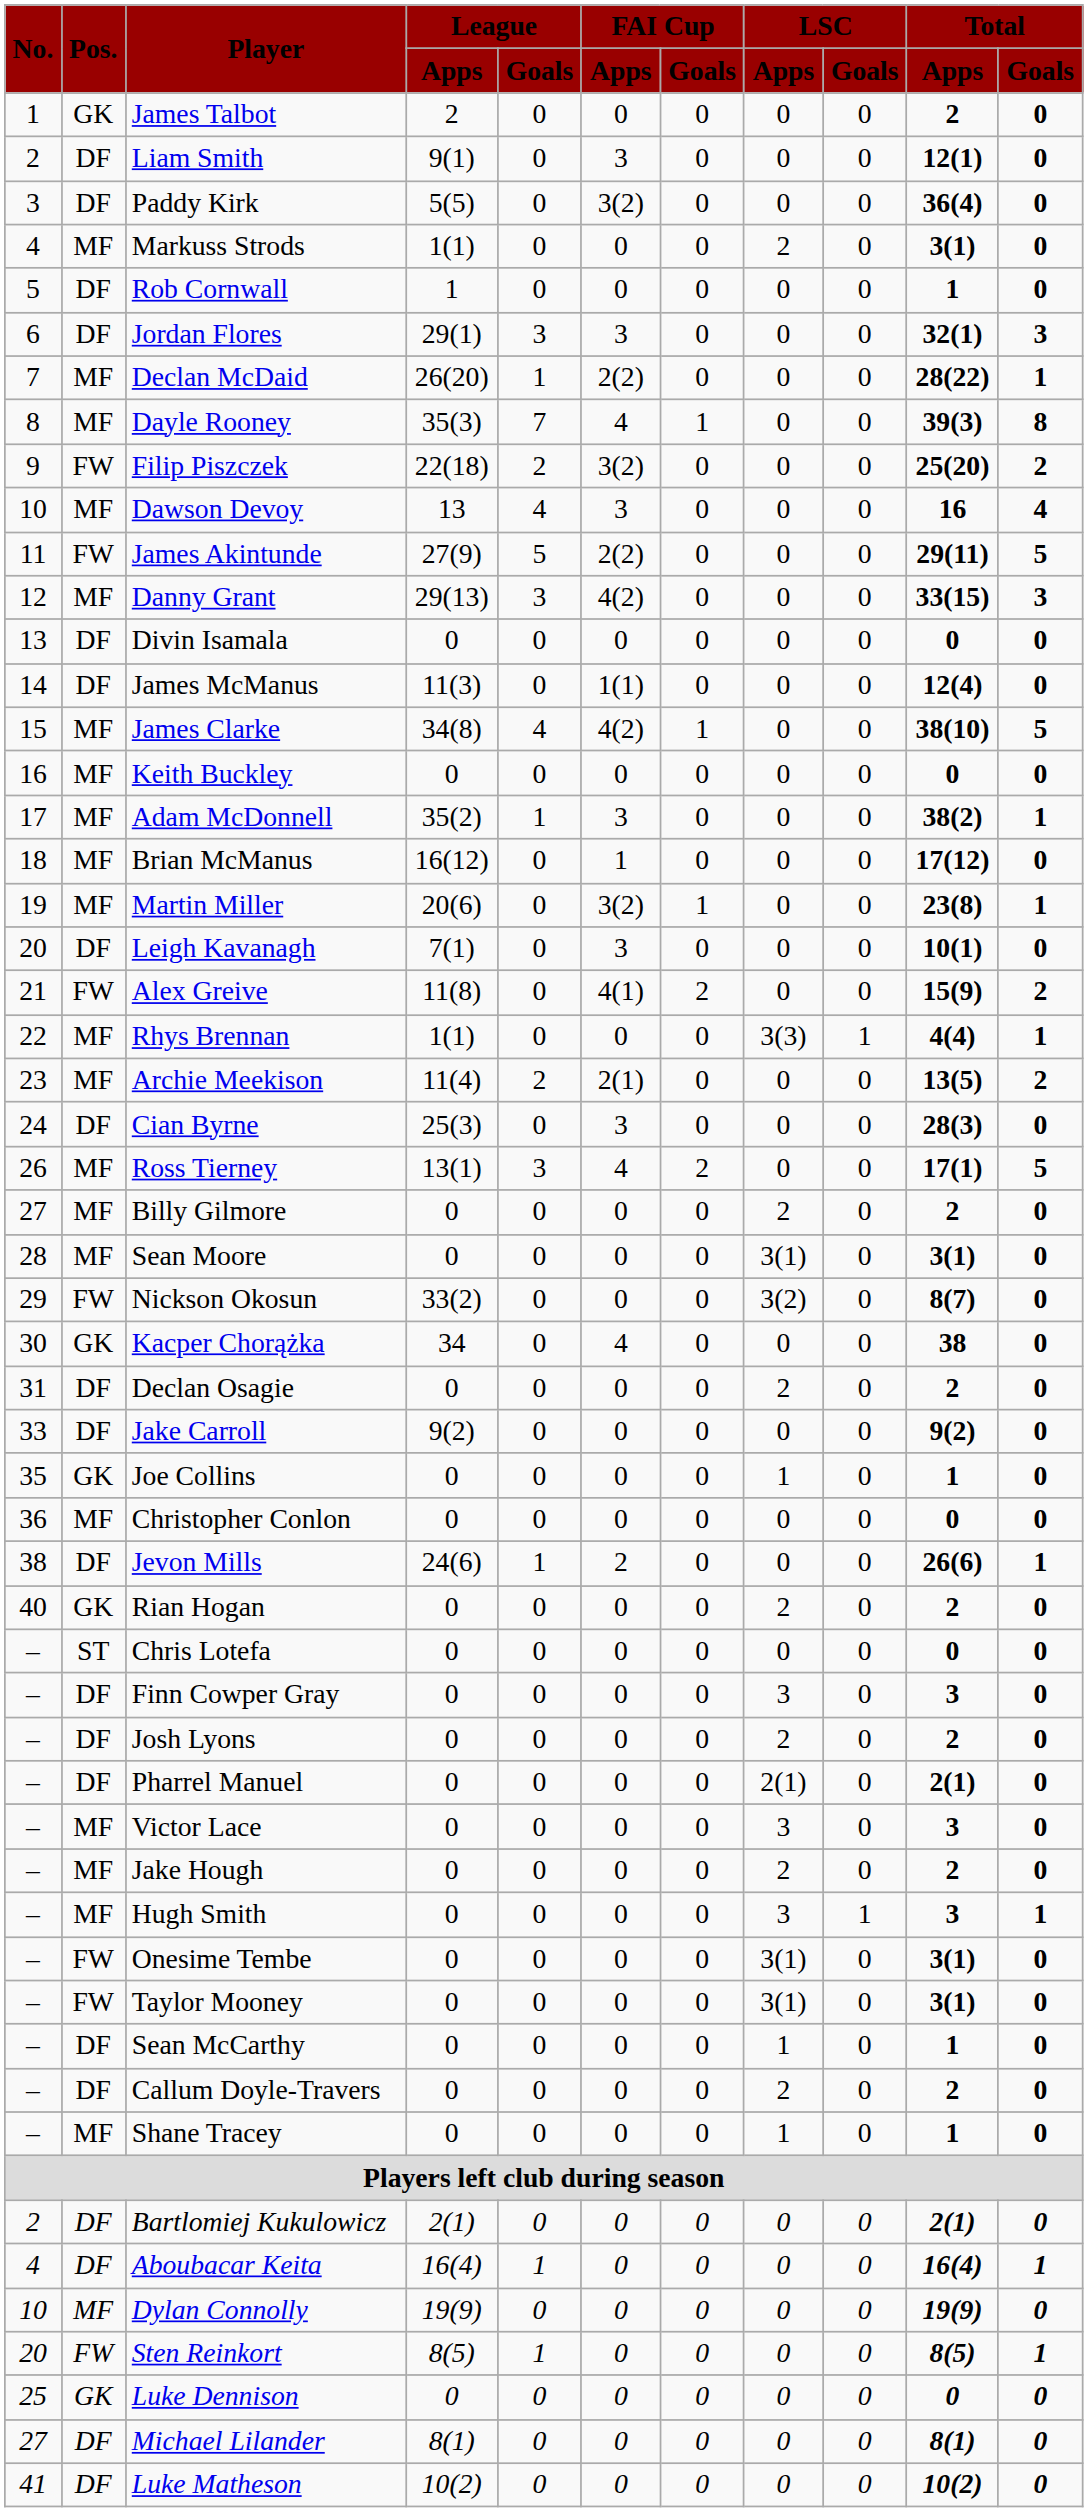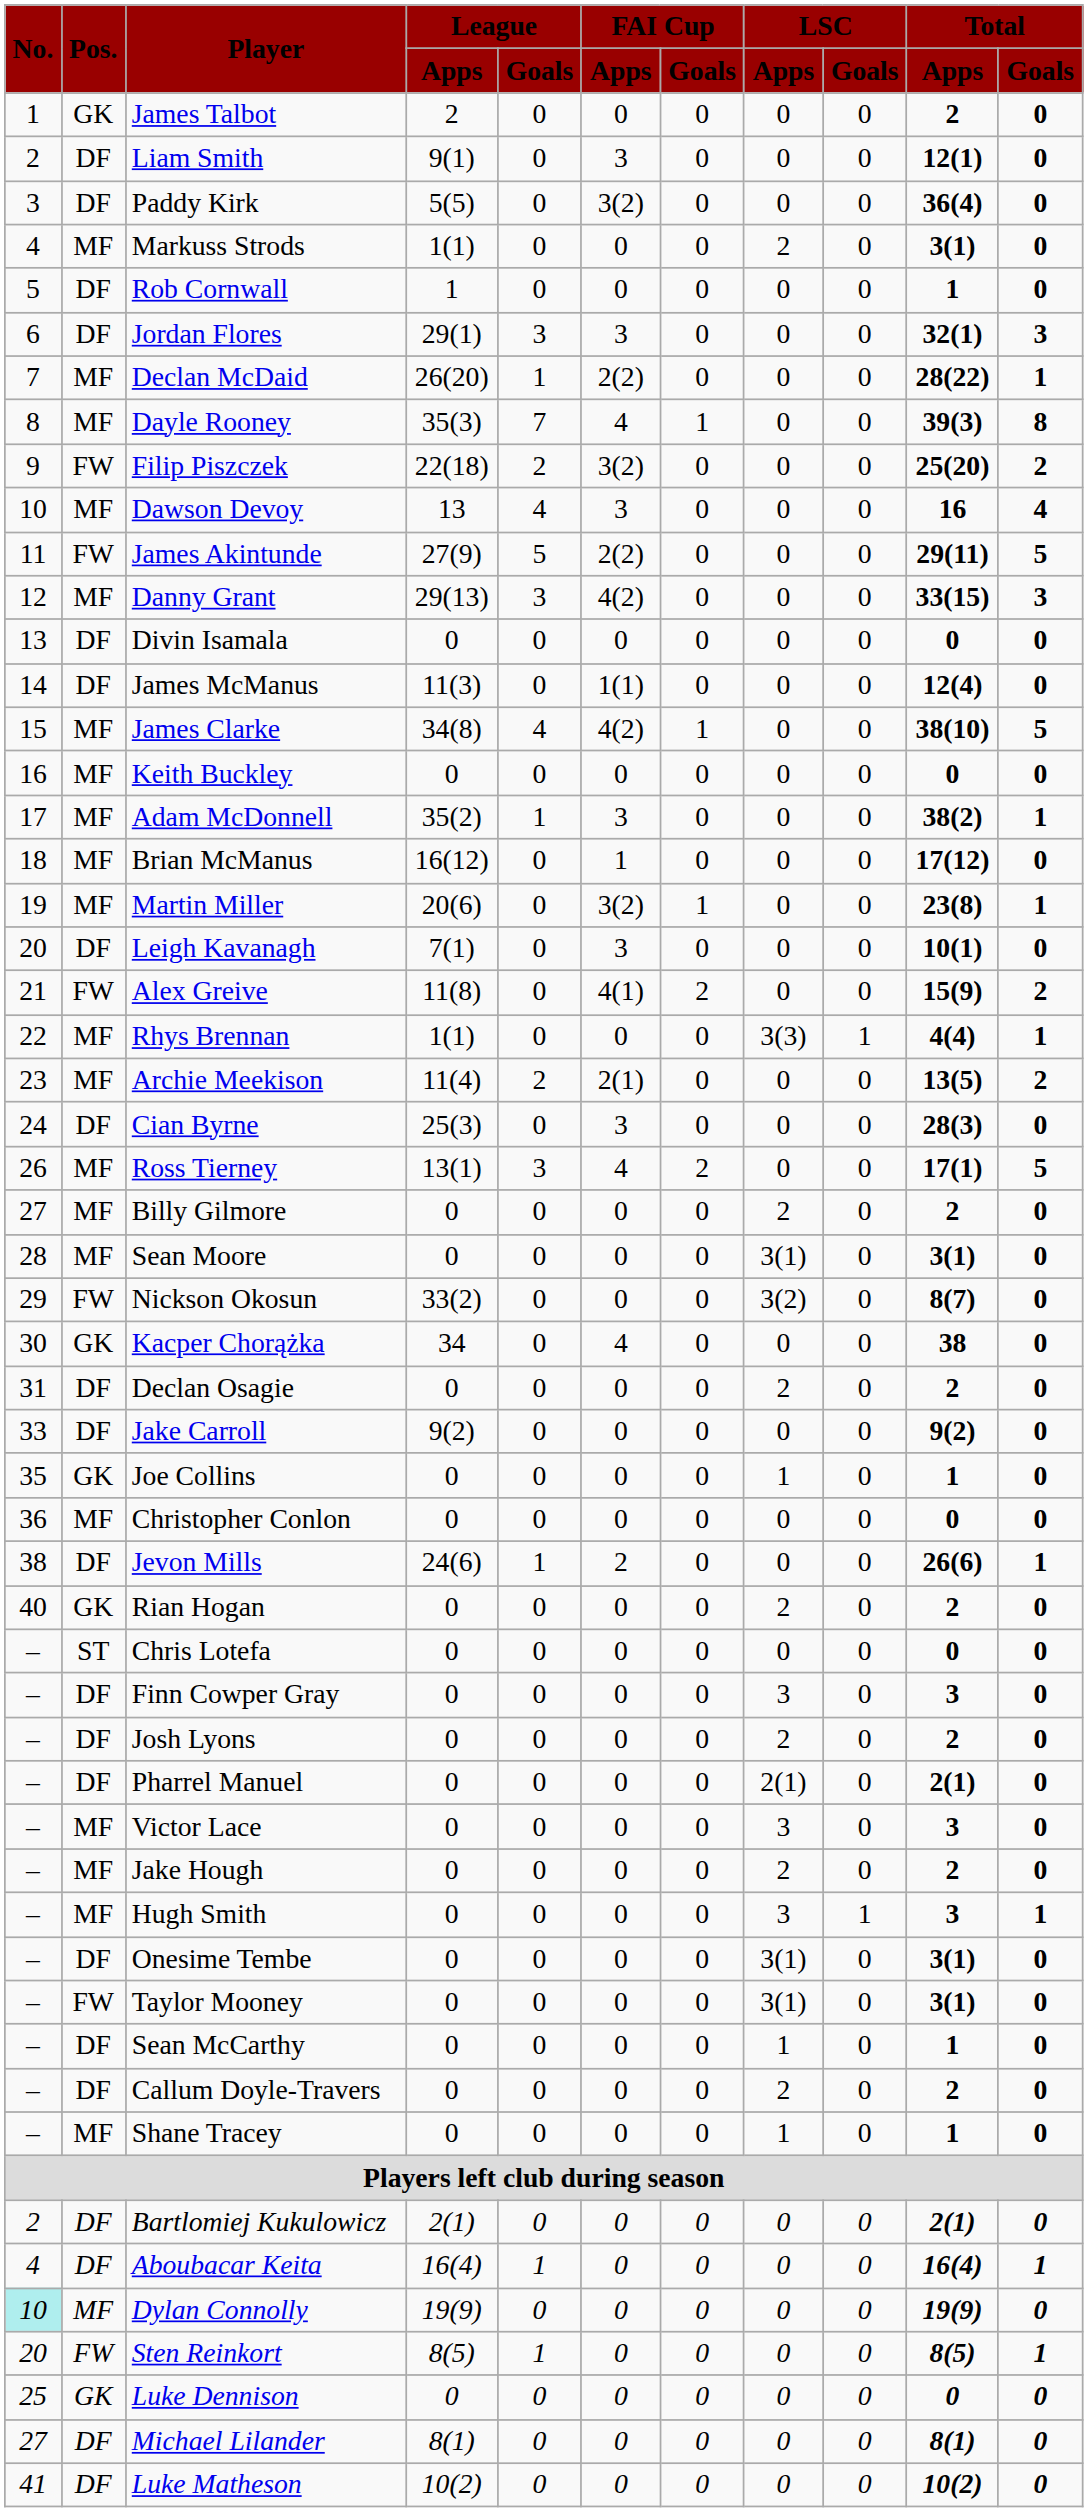(93, 1957) FW -> (93, 1957) DF
(33, 2309) no background -> (33, 2309) paleturquoise background
